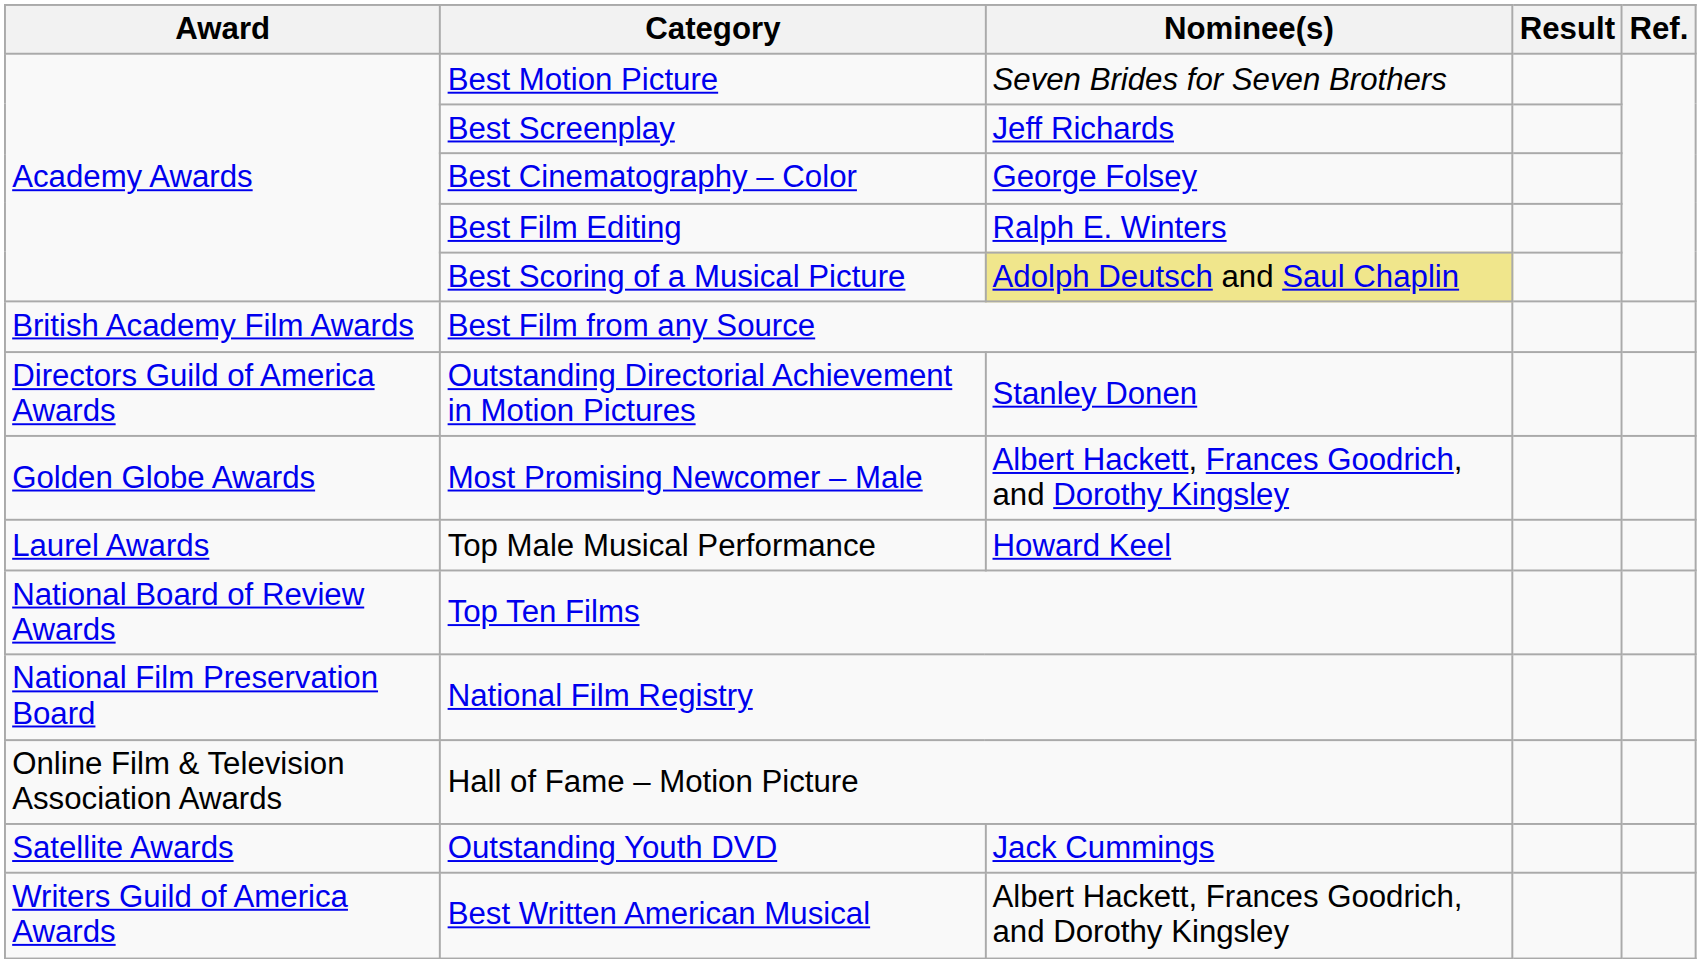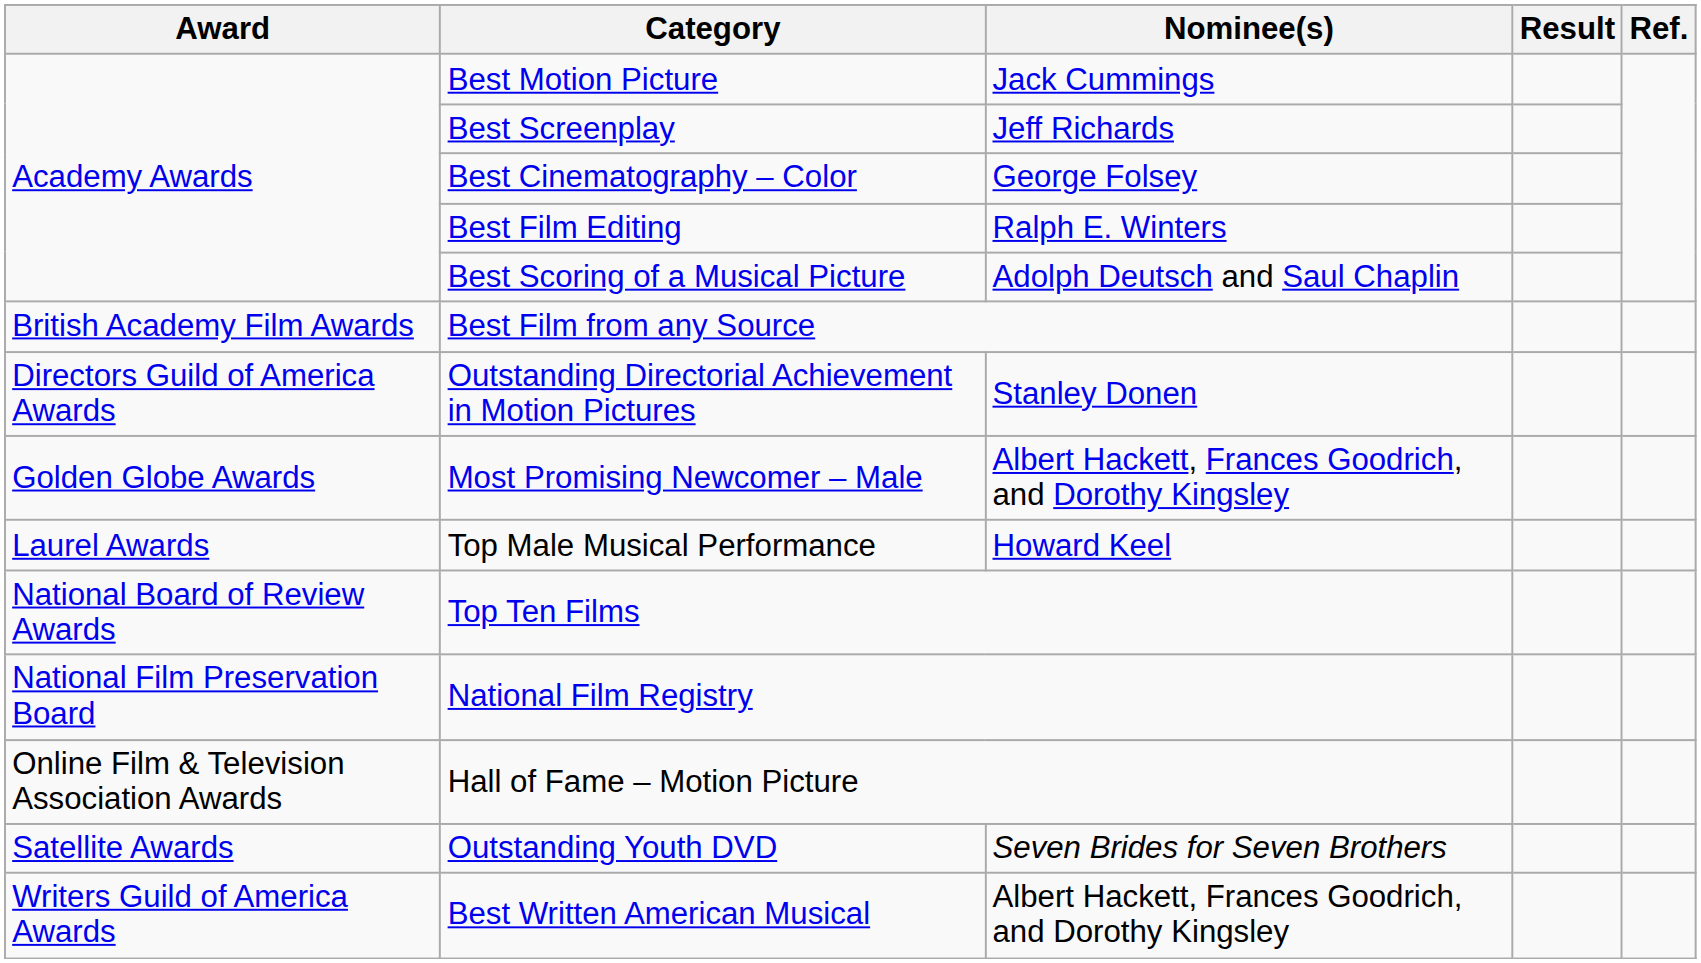(1220, 78) Seven Brides for Seven Brothers -> (1103, 78) Jack Cummings
(1226, 276) khaki background -> (1226, 276) no background
(1103, 847) Jack Cummings -> (1220, 847) Seven Brides for Seven Brothers
